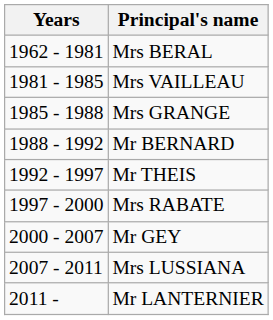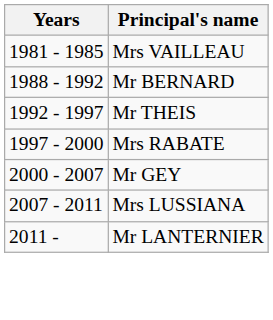- row: (163, 50)
- row: (171, 112)
